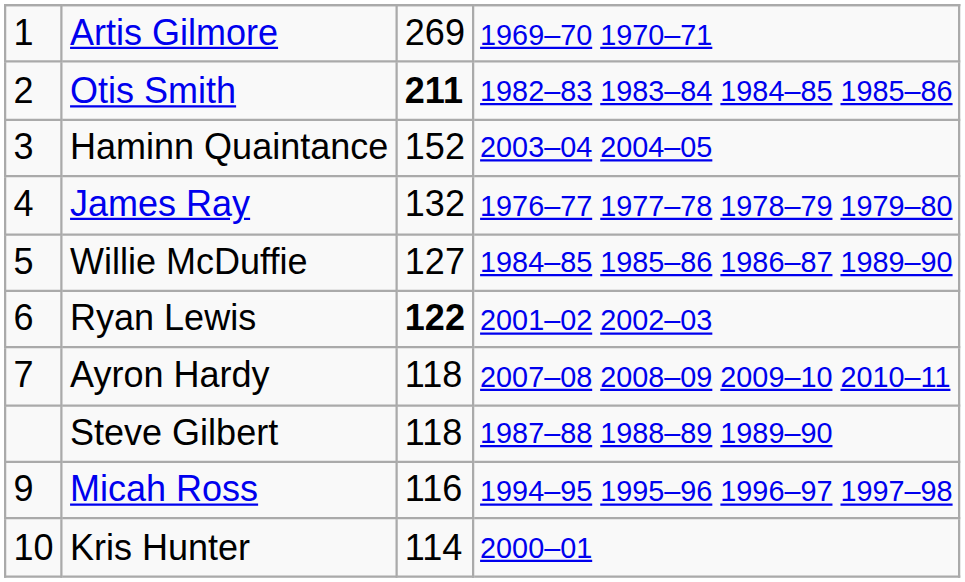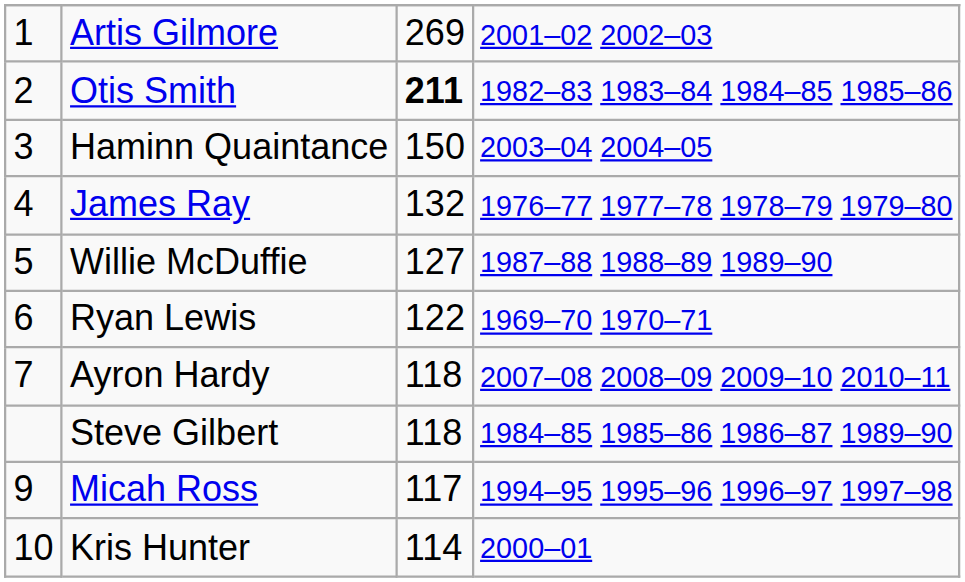(596, 34) 1969–70 1970–71 -> (596, 34) 2001–02 2002–03
(435, 147) 152 -> (435, 147) 150
(716, 262) 1984–85 1985–86 1986–87 1989–90 -> (656, 262) 1987–88 1988–89 1989–90
(435, 318) bold -> (435, 318) normal
(596, 319) 2001–02 2002–03 -> (596, 319) 1969–70 1970–71
(656, 433) 1987–88 1988–89 1989–90 -> (716, 433) 1984–85 1985–86 1986–87 1989–90
(434, 489) 116 -> (434, 489) 117
